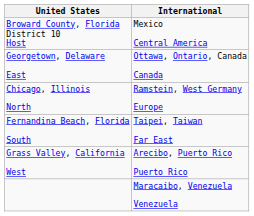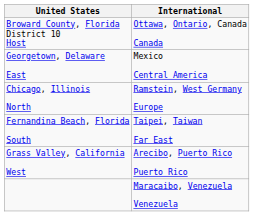(170, 34) Mexico Central America -> (190, 34) Ottawa, Ontario, Canada Canada
(190, 66) Ottawa, Ontario, Canada Canada -> (170, 66) Mexico Central America
